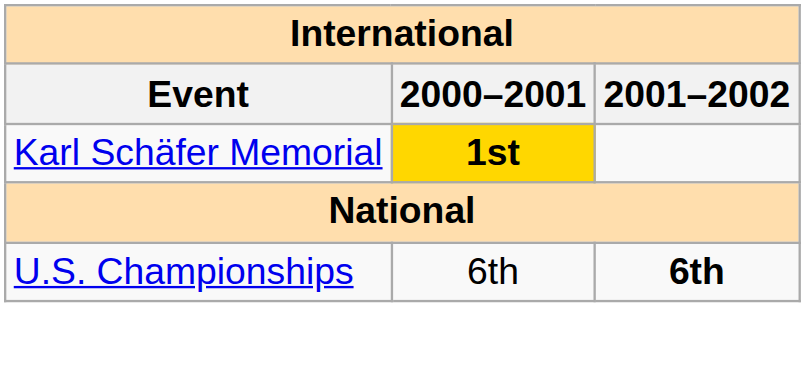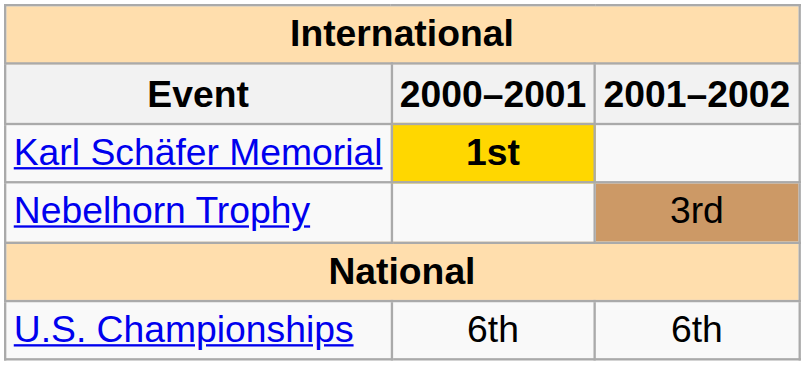+ row: (162, 211)
(697, 270) bold -> (697, 329) normal
